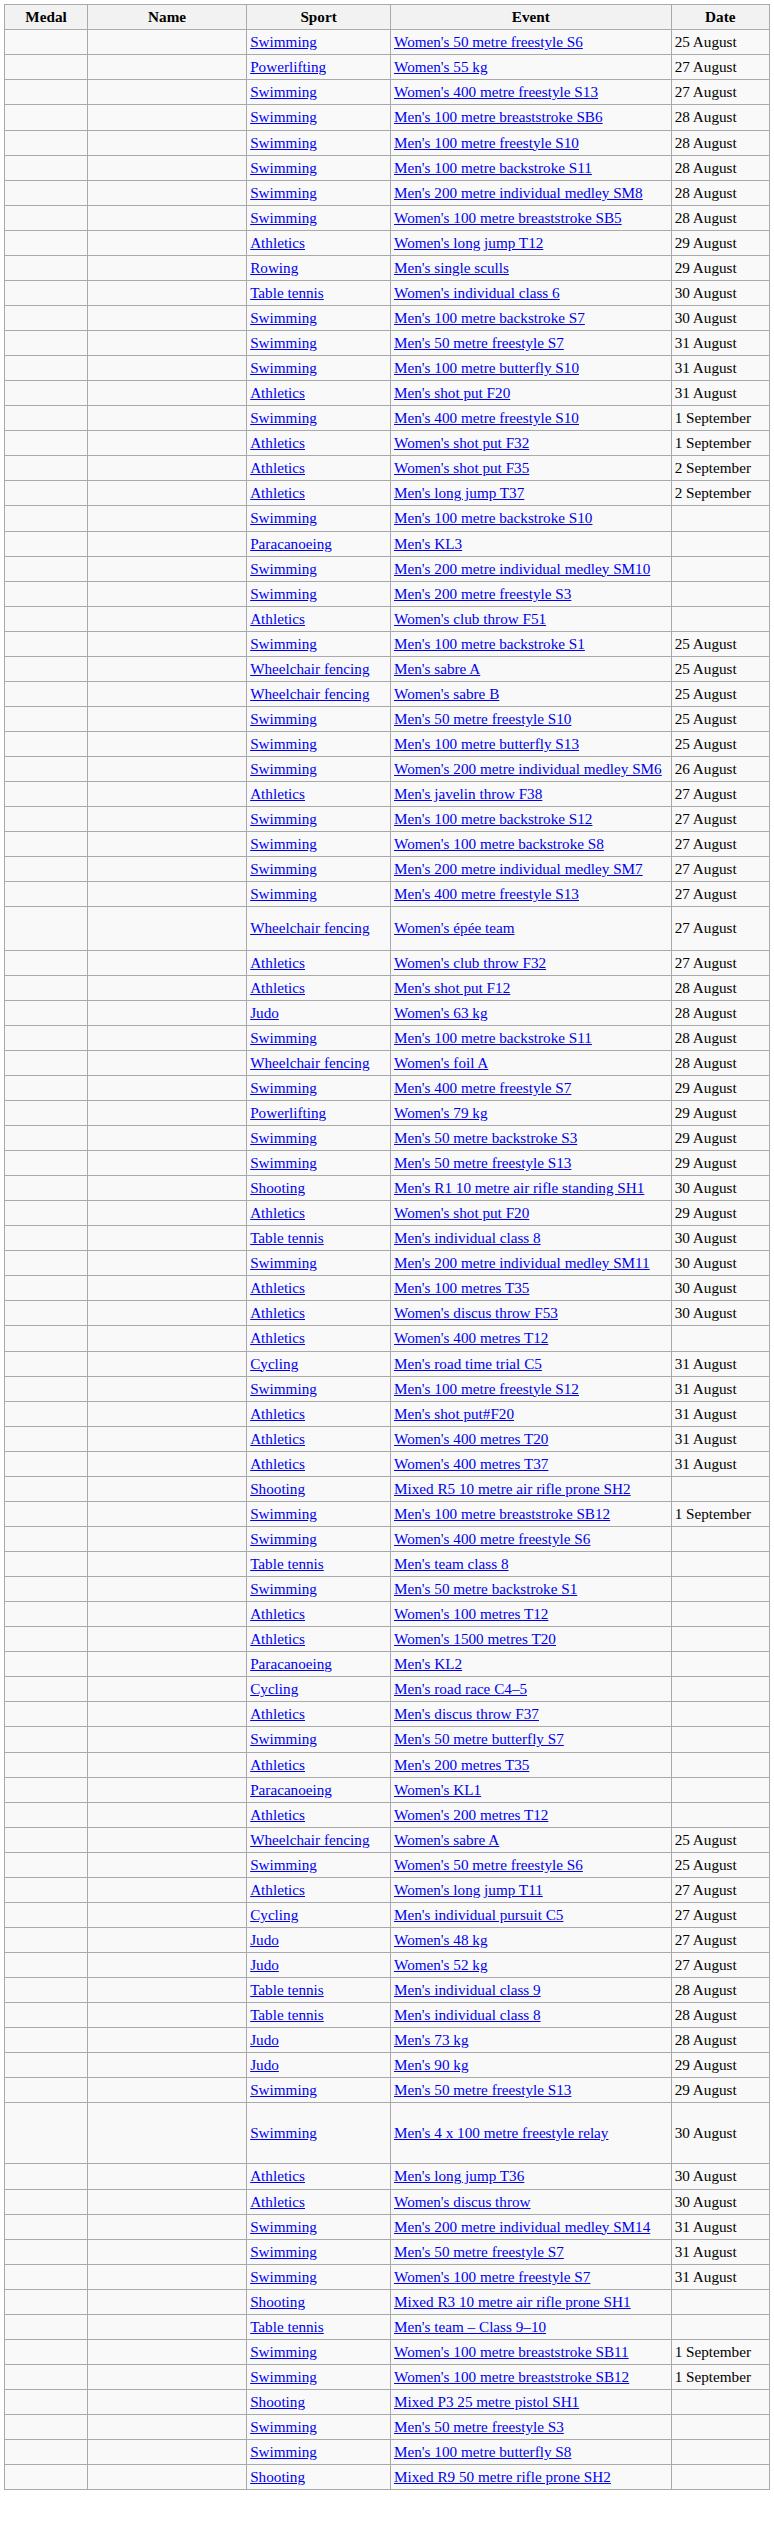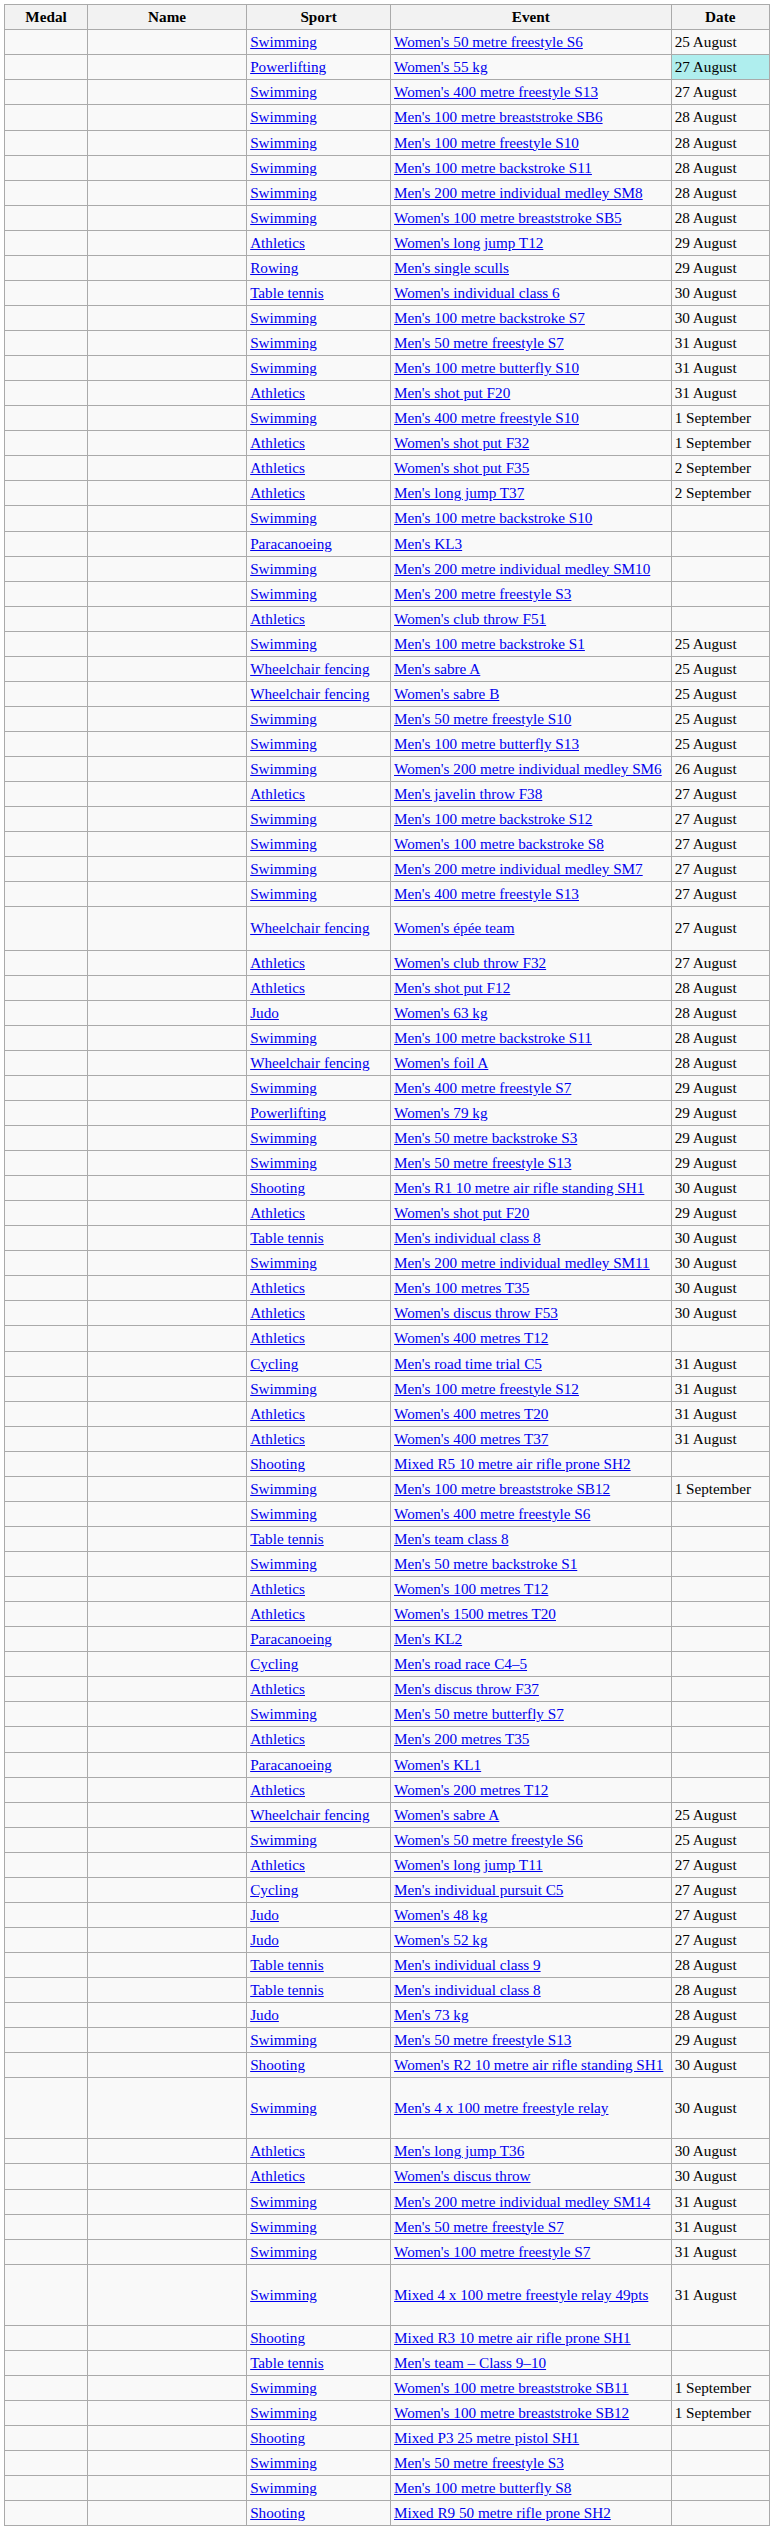(706, 67) no background -> (706, 67) paleturquoise background
- row: (278, 1413)
- row: (265, 2065)
+ row: (278, 2065)
+ row: (283, 2294)
